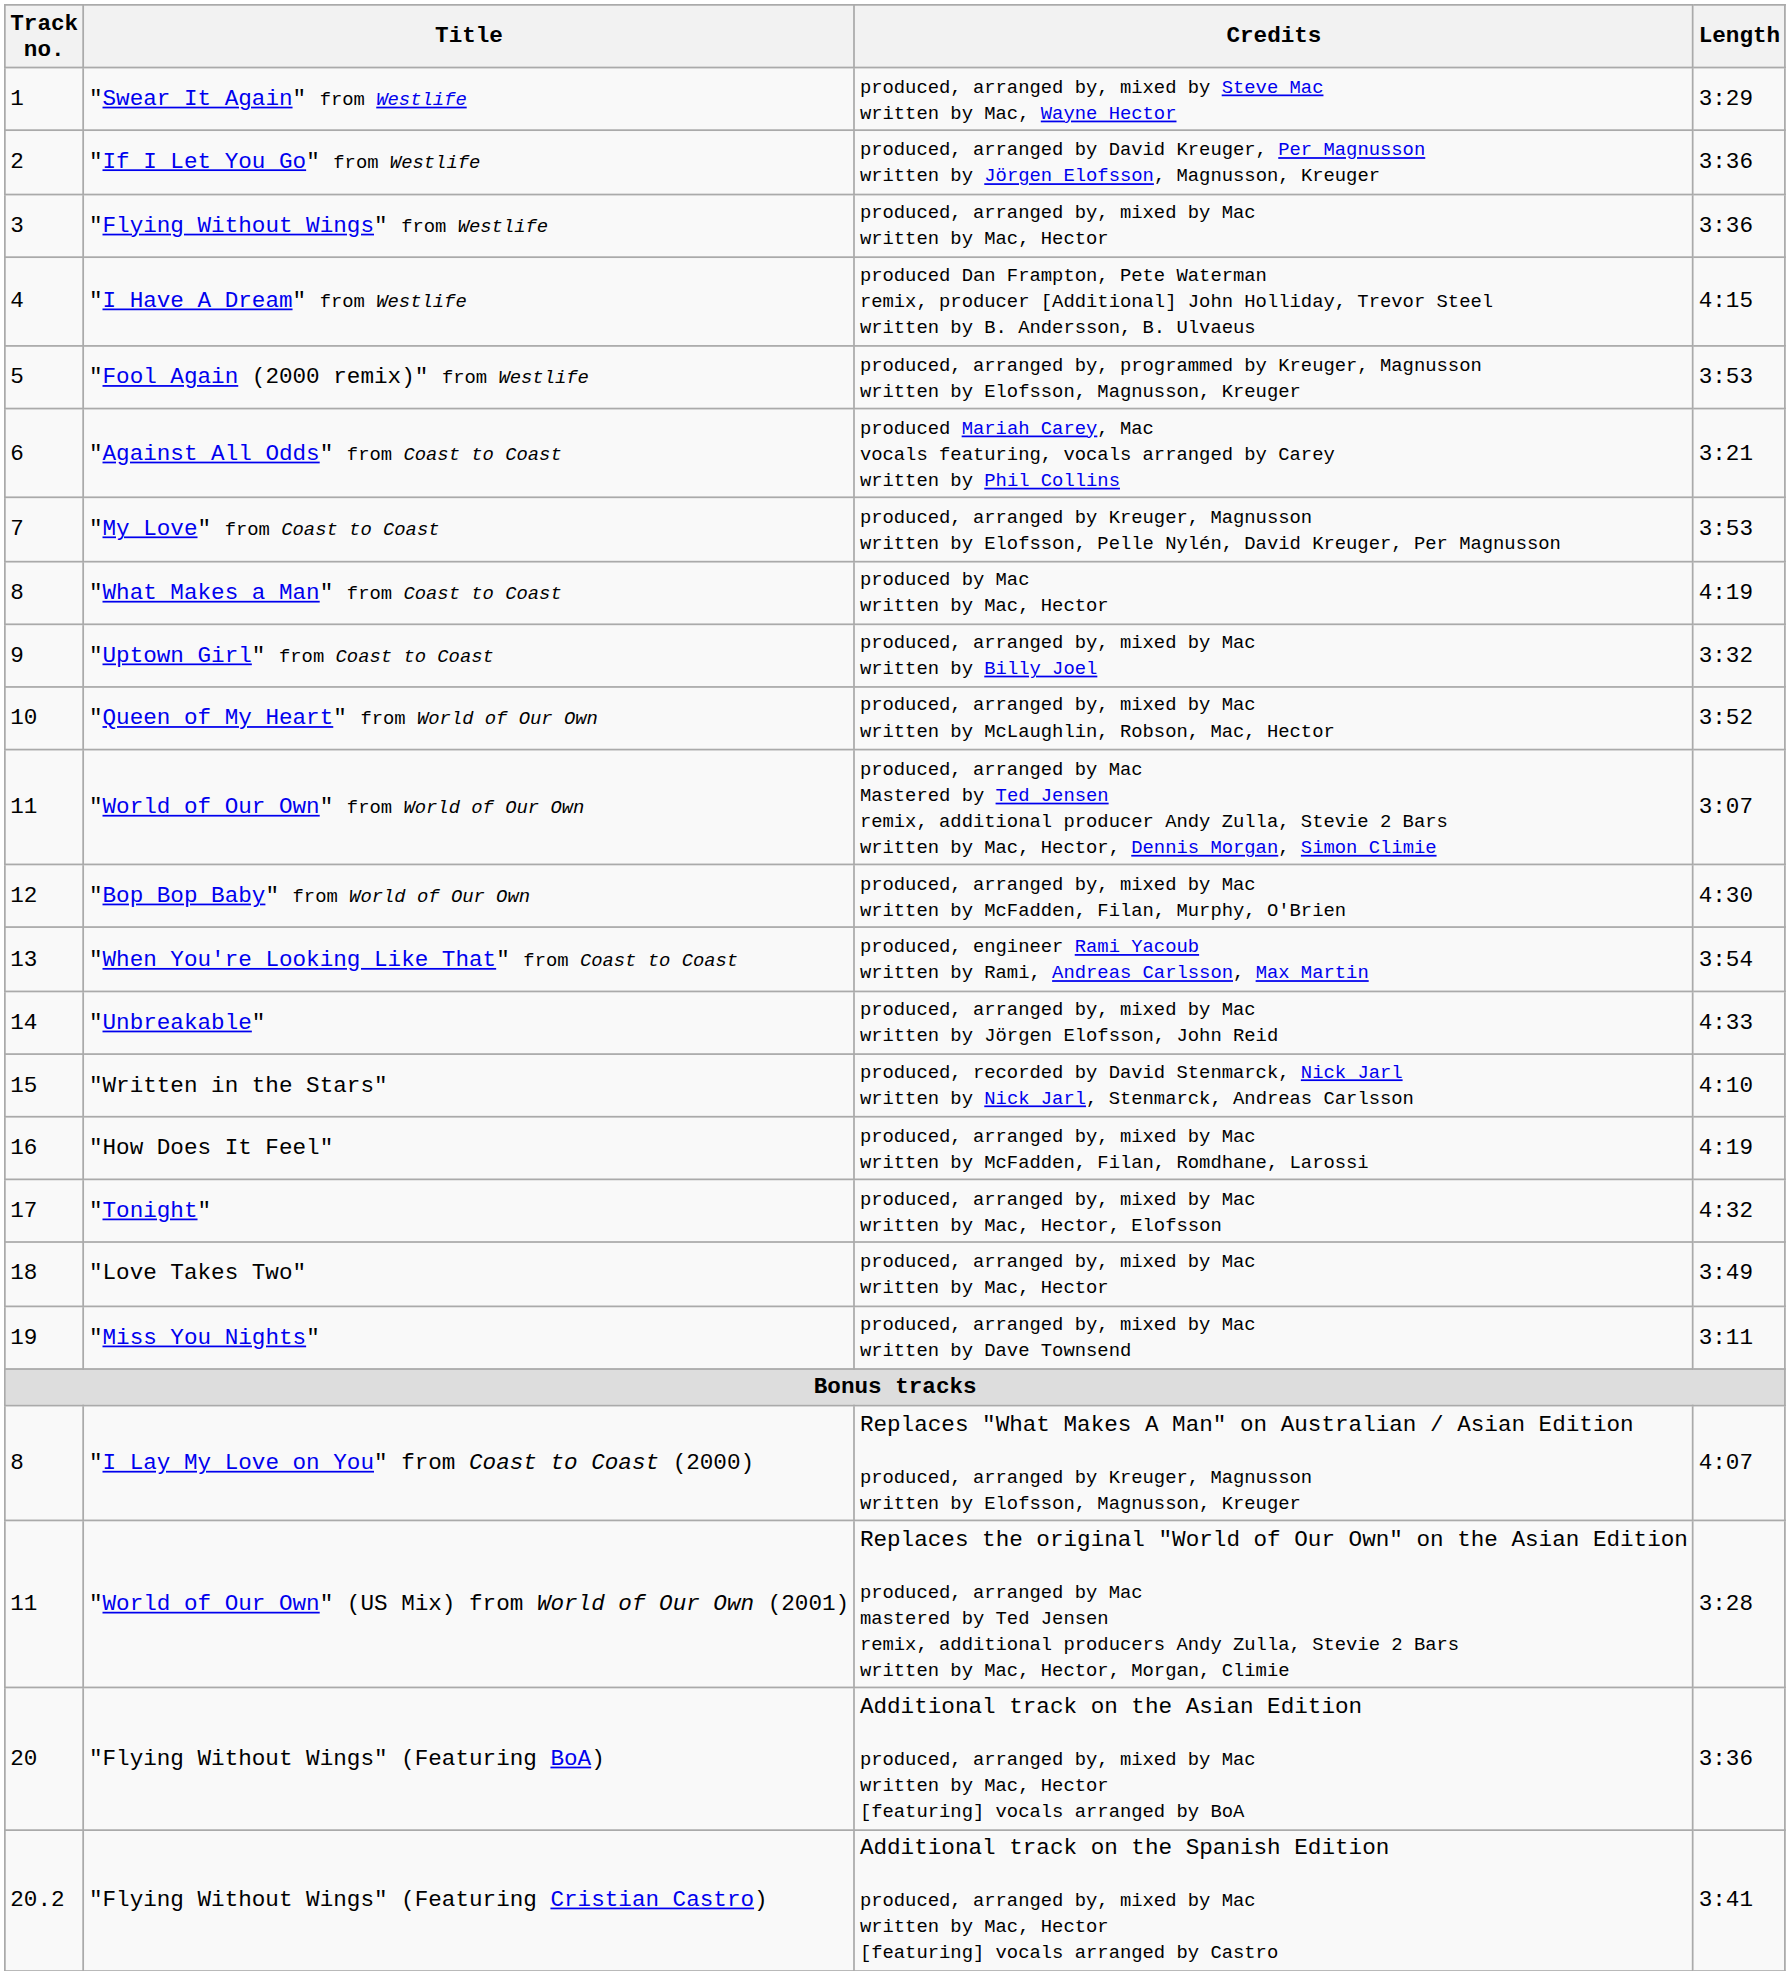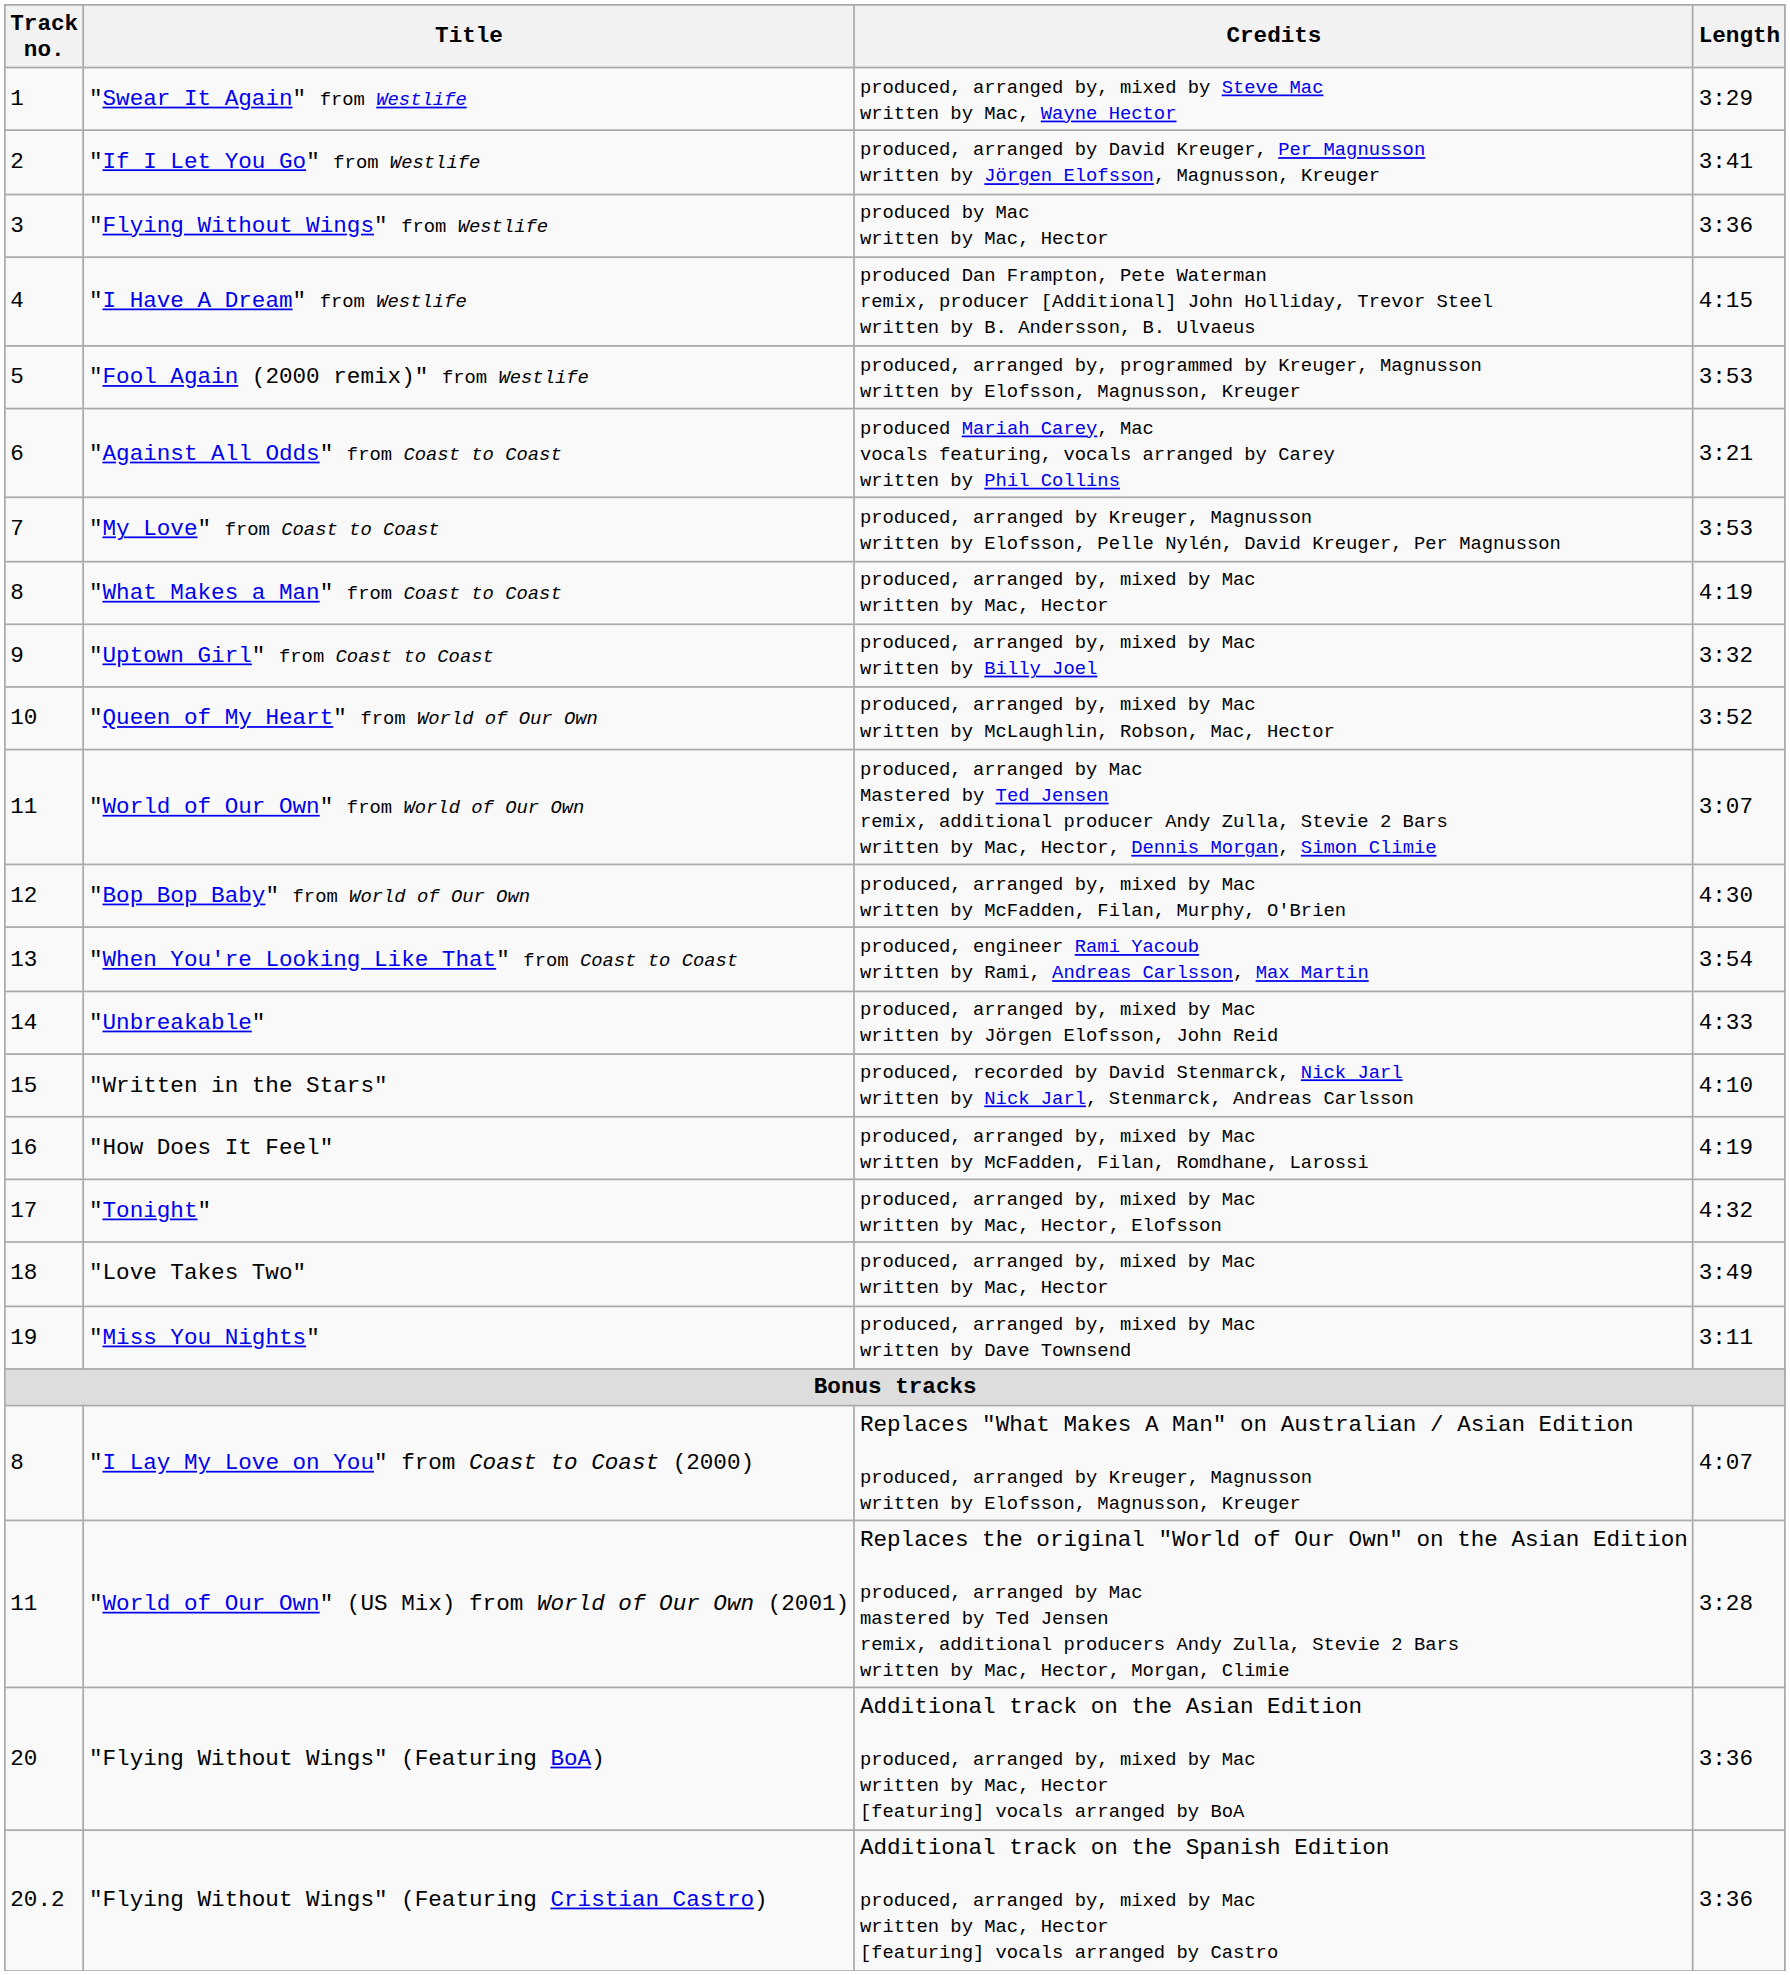(1726, 162) 3:36 -> (1726, 162) 3:41
(1058, 226) produced, arranged by, mixed by Mac written by Mac, Hector -> (984, 226) produced by Mac written by Mac, Hector
(984, 593) produced by Mac written by Mac, Hector -> (1058, 593) produced, arranged by, mixed by Mac written by Mac, Hector
(1726, 1900) 3:41 -> (1726, 1900) 3:36
